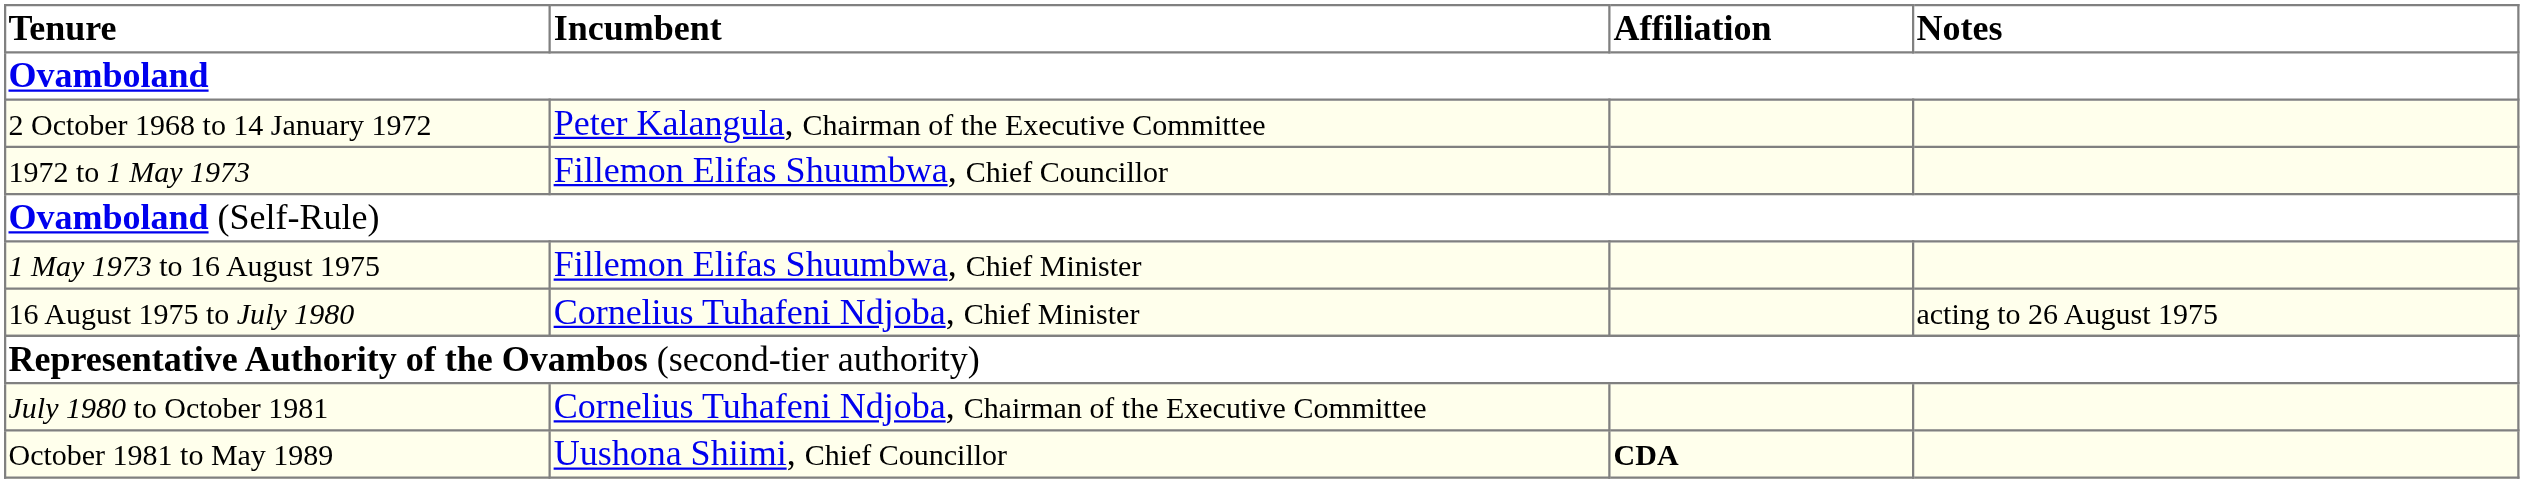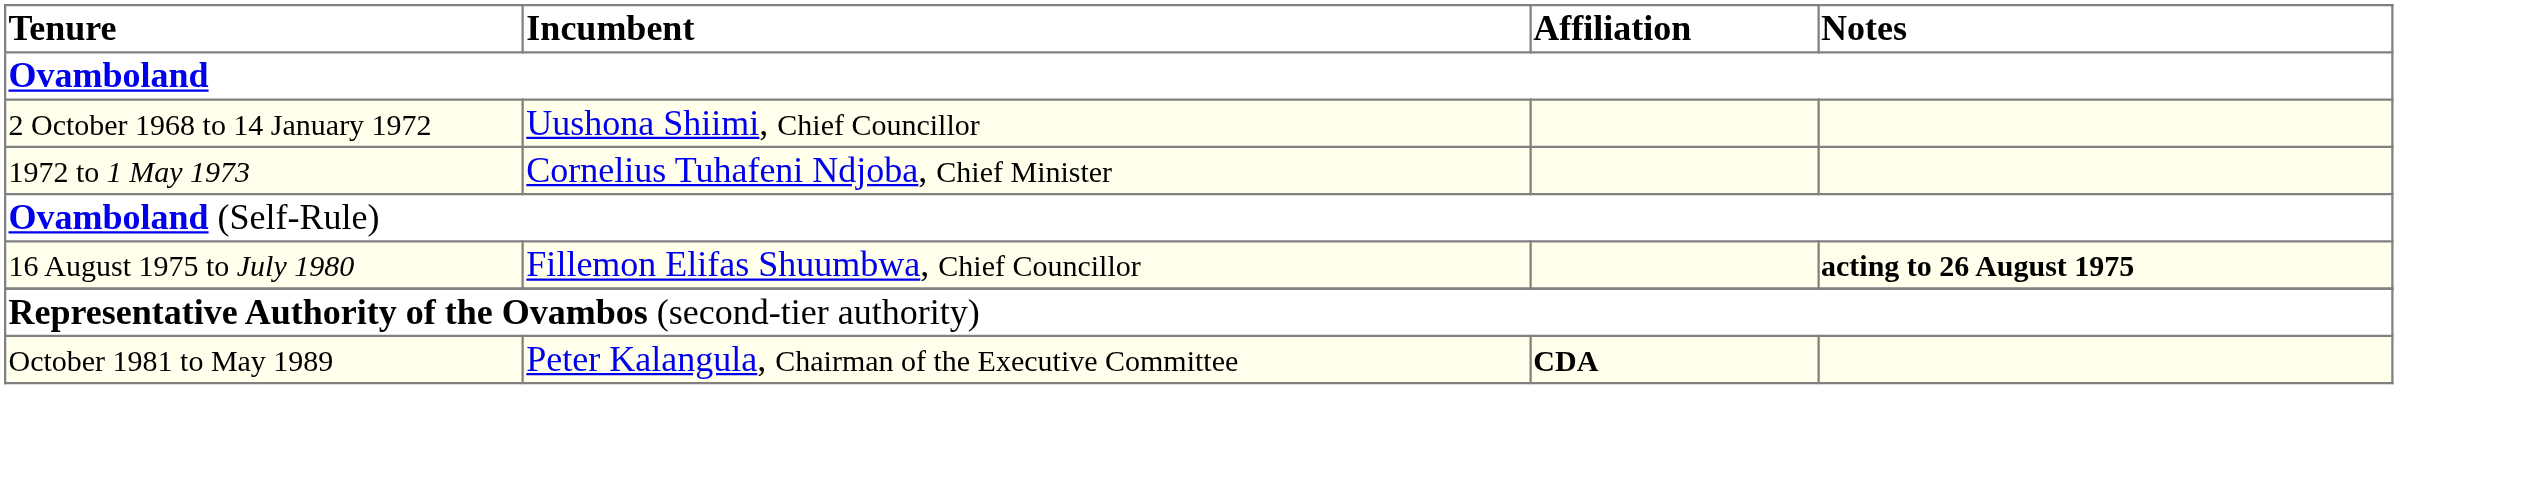(910, 122) Peter Kalangula, Chairman of the Executive Committee -> (753, 122) Uushona Shiimi, Chief Councillor
(861, 169) Fillemon Elifas Shuumbwa, Chief Councillor -> (819, 169) Cornelius Tuhafeni Ndjoba, Chief Minister
- row: (194, 266)
(847, 311) Cornelius Tuhafeni Ndjoba, Chief Minister -> (834, 264) Fillemon Elifas Shuumbwa, Chief Councillor
(2067, 313) normal -> (1978, 264) bold
- row: (168, 408)
(780, 453) Uushona Shiimi, Chief Councillor -> (882, 358) Peter Kalangula, Chairman of the Executive Committee
